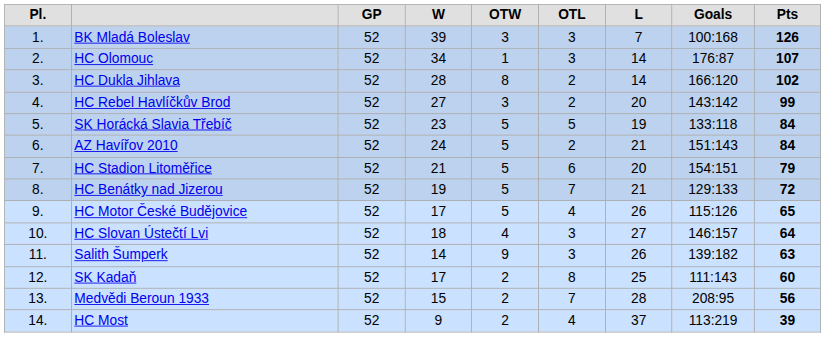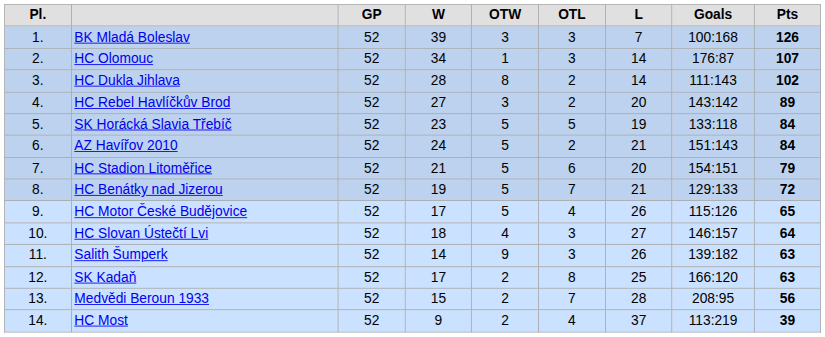(713, 80) 166:120 -> (713, 80) 111:143
(787, 102) 99 -> (787, 102) 89
(713, 277) 111:143 -> (713, 277) 166:120
(787, 277) 60 -> (787, 277) 63
